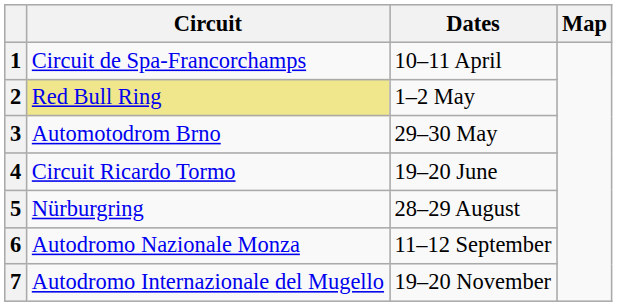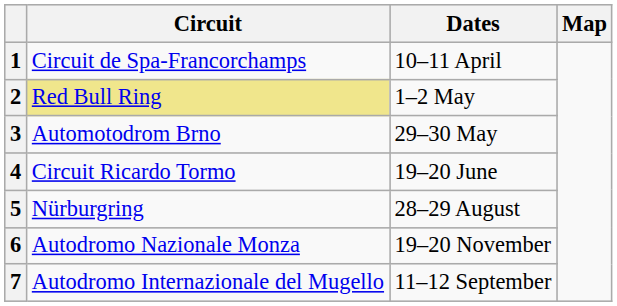(473, 245) 11–12 September -> (473, 245) 19–20 November
(473, 282) 19–20 November -> (473, 282) 11–12 September
